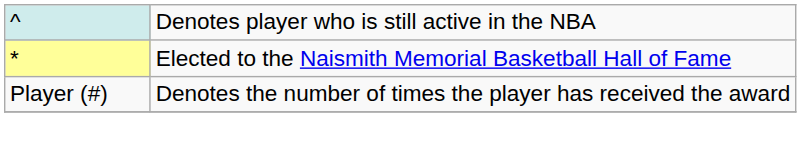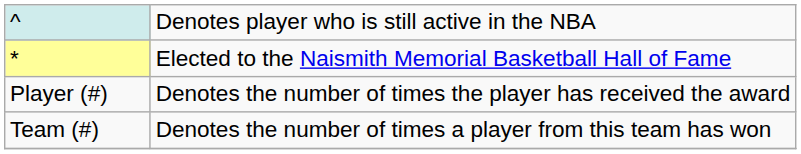+ row: (54, 129)
